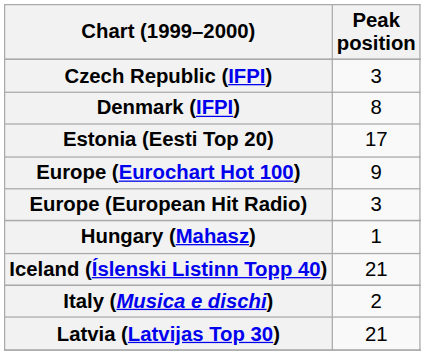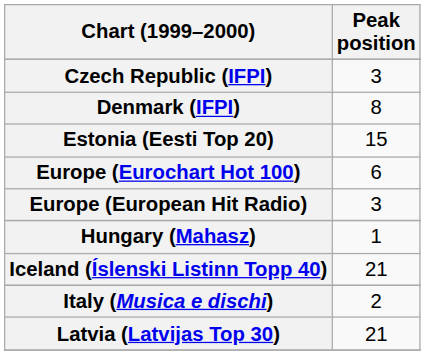(376, 140) 17 -> (376, 140) 15
(376, 172) 9 -> (376, 172) 6
